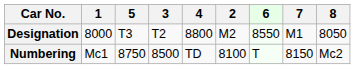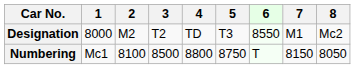columns swapped: (232, 14) <-> (132, 14)
(199, 34) 8800 -> (193, 34) TD
(333, 34) 8050 -> (331, 34) Mc2
(193, 53) TD -> (199, 53) 8800
(331, 53) Mc2 -> (333, 53) 8050
